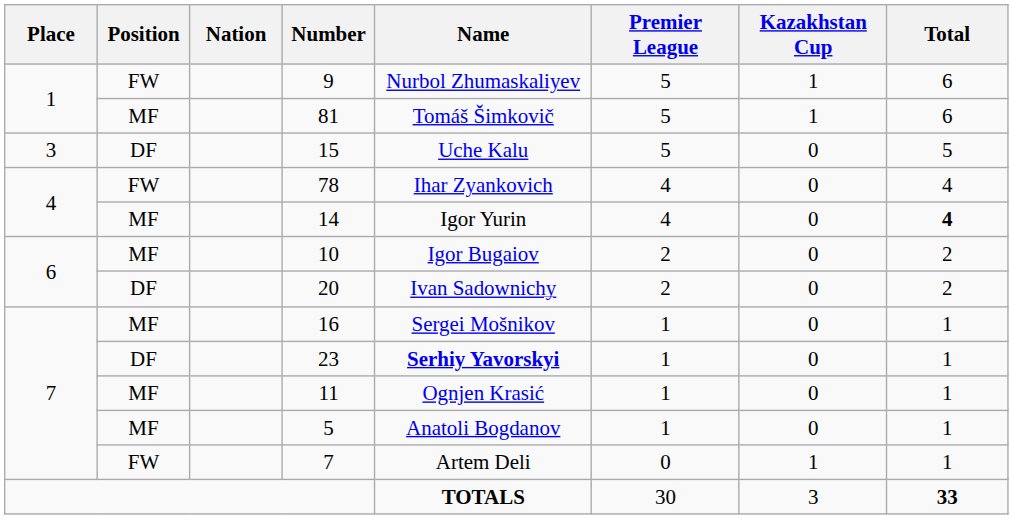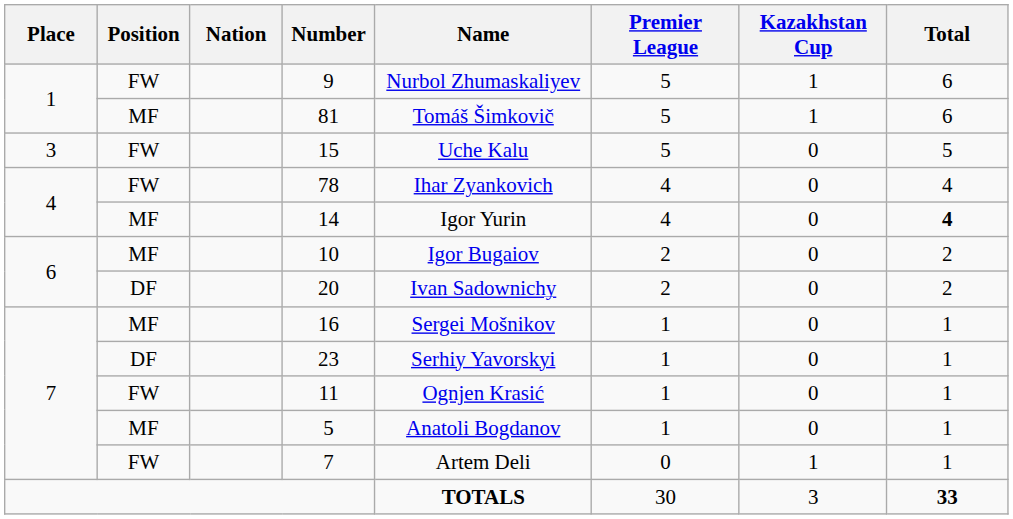(143, 150) DF -> (144, 150) FW
(483, 358) bold -> (483, 358) normal
(143, 392) MF -> (144, 392) FW
